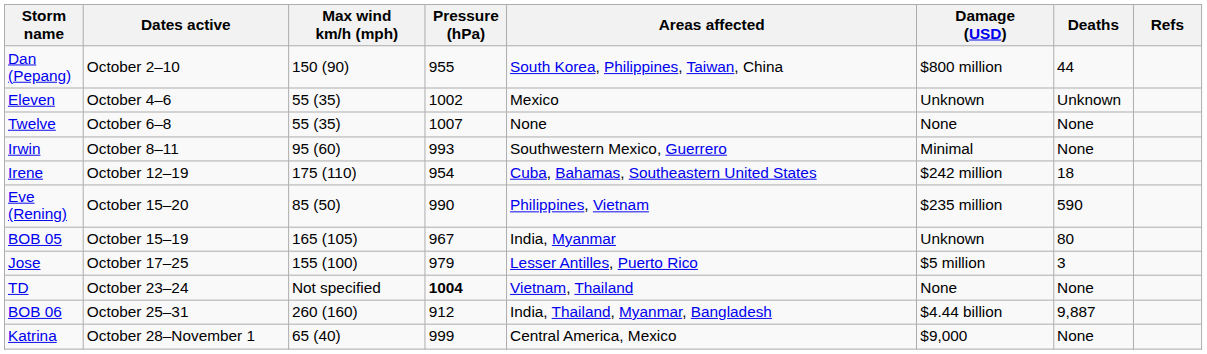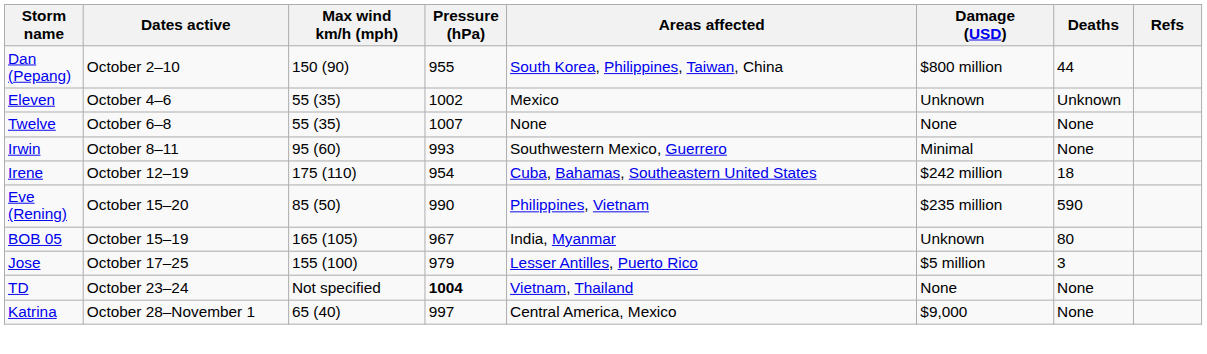- row: (35, 312)
(442, 336) 999 -> (442, 312) 997
